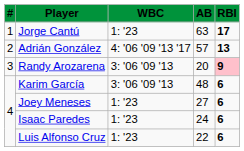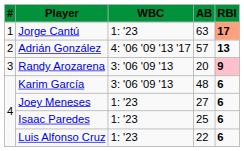(224, 31) no background -> (224, 31) lightsalmon background
(202, 119) 24 -> (202, 119) 25
